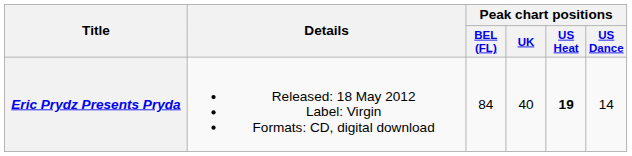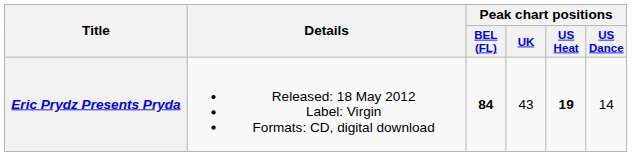(486, 104) normal -> (486, 104) bold
(526, 104) 40 -> (526, 104) 43
